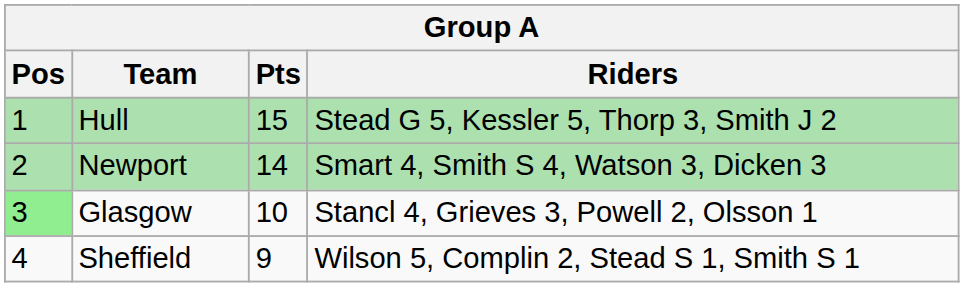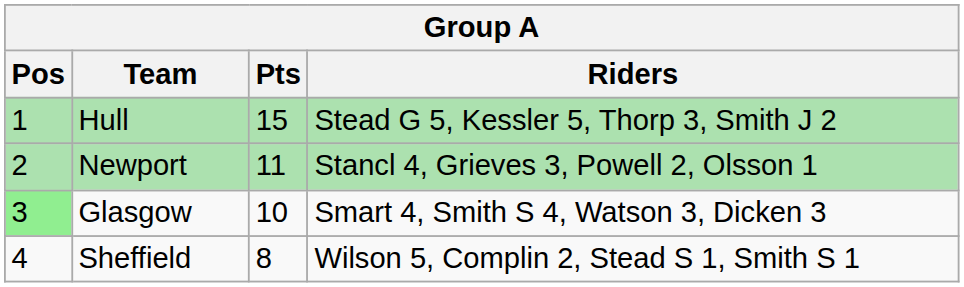(272, 166) 14 -> (271, 166) 11
(570, 166) Smart 4, Smith S 4, Watson 3, Dicken 3 -> (566, 166) Stancl 4, Grieves 3, Powell 2, Olsson 1
(566, 212) Stancl 4, Grieves 3, Powell 2, Olsson 1 -> (570, 212) Smart 4, Smith S 4, Watson 3, Dicken 3
(264, 258) 9 -> (264, 258) 8
